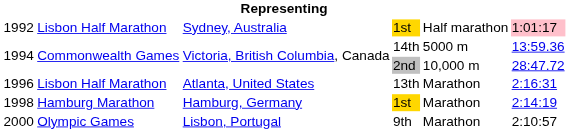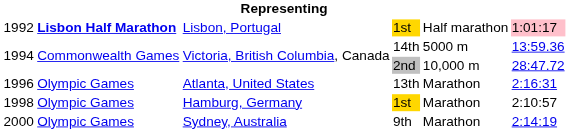(102, 27) normal -> (107, 27) bold
(235, 27) Sydney, Australia -> (232, 27) Lisbon, Portugal
(102, 84) Lisbon Half Marathon -> (86, 84) Olympic Games
(96, 102) Hamburg Marathon -> (86, 102) Olympic Games
(534, 102) 2:14:19 -> (534, 102) 2:10:57
(232, 121) Lisbon, Portugal -> (235, 121) Sydney, Australia
(534, 121) 2:10:57 -> (534, 121) 2:14:19
